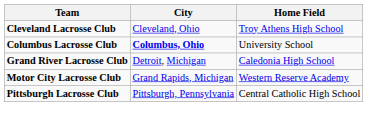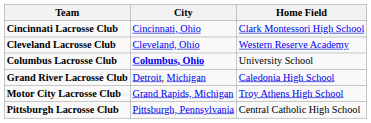+ row: (62, 28)
(291, 28) Troy Athens High School -> (294, 45) Western Reserve Academy
(294, 77) Western Reserve Academy -> (291, 93) Troy Athens High School
